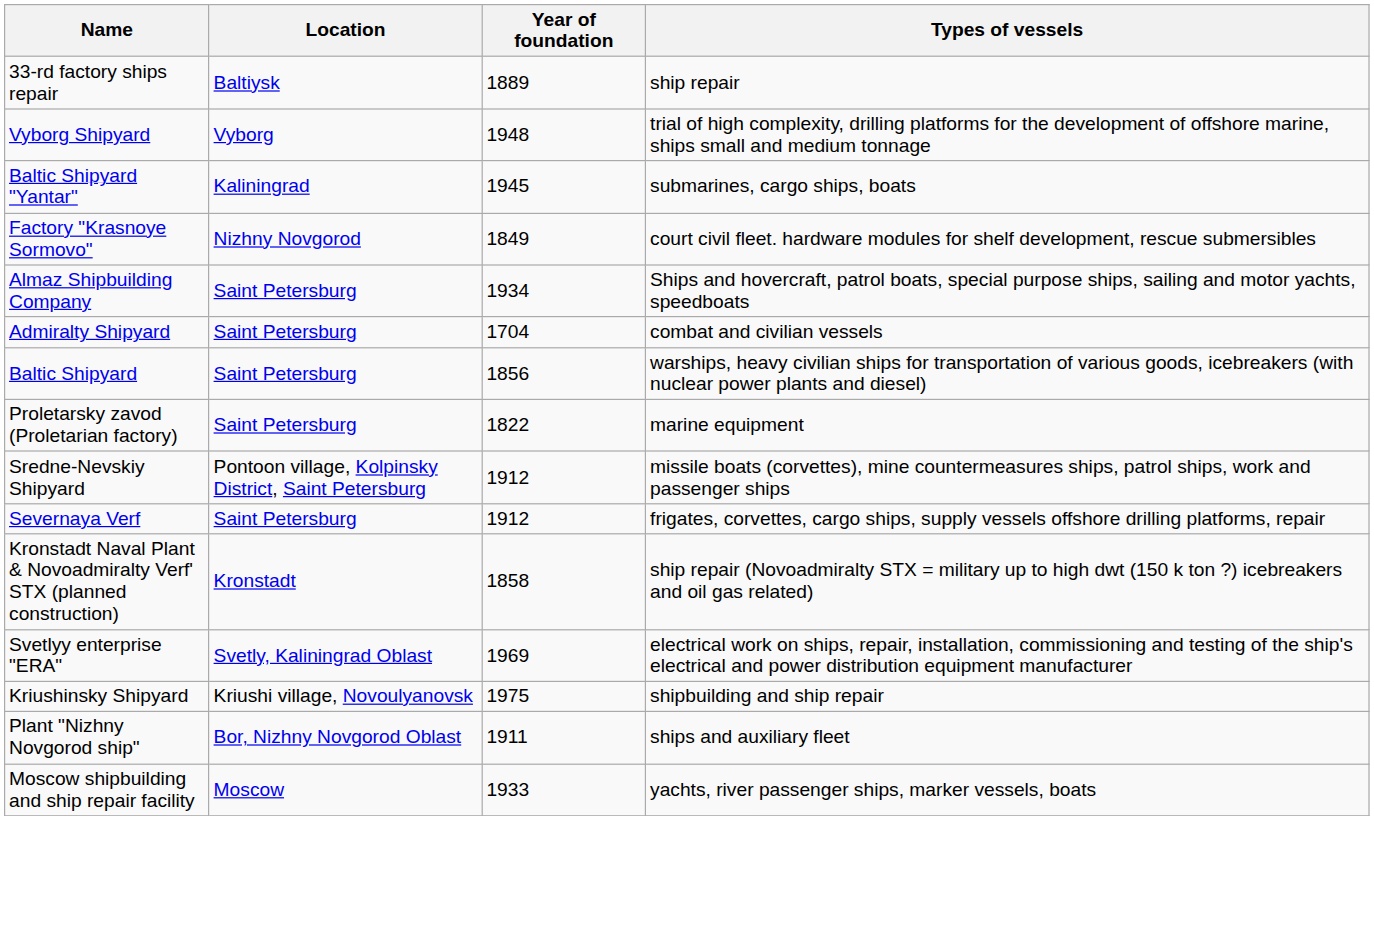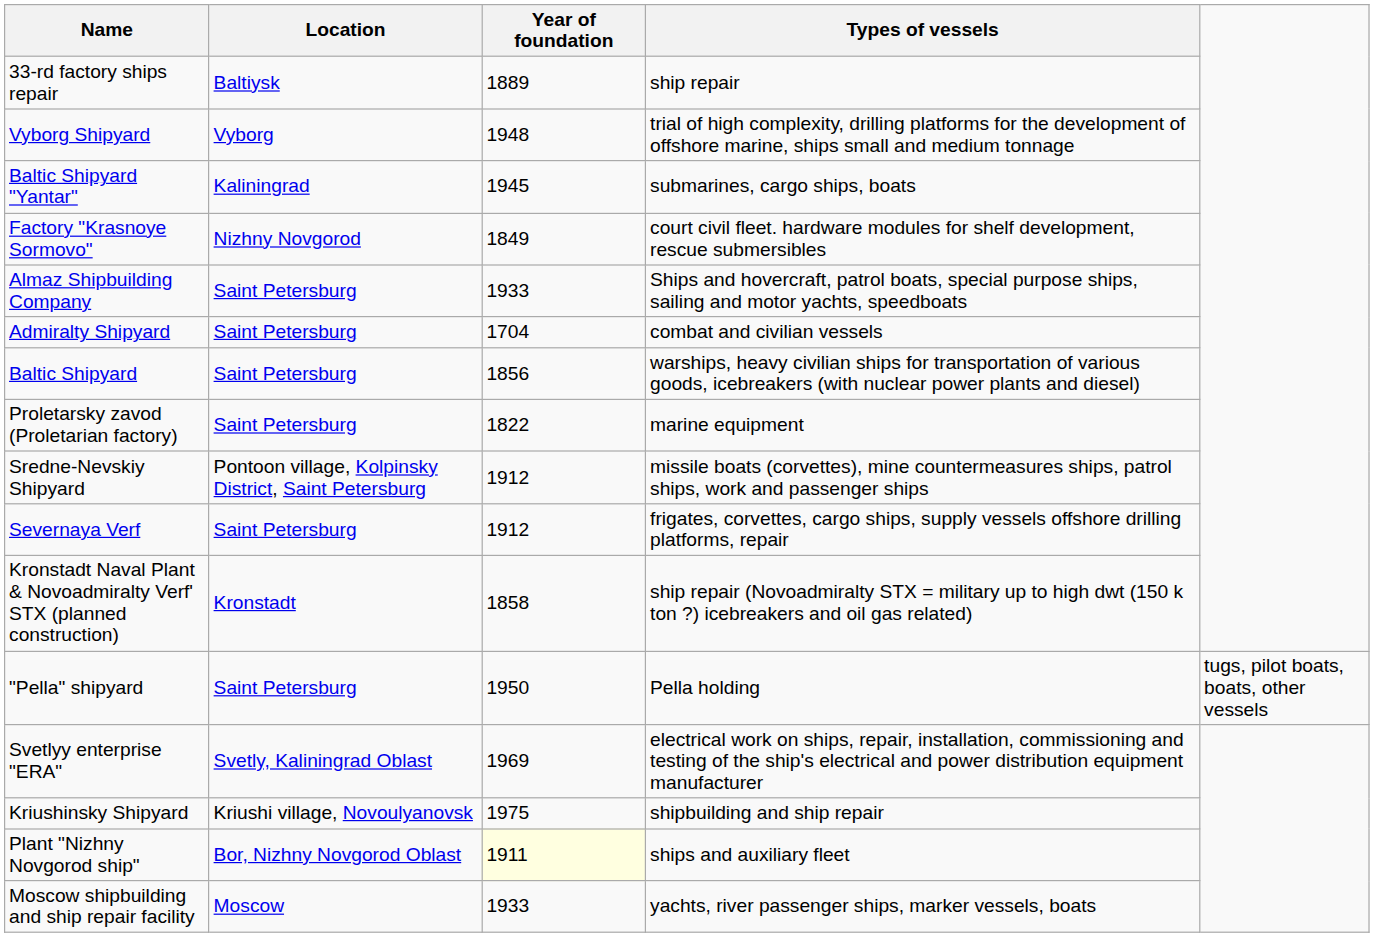(508, 290) 1934 -> (508, 290) 1933
+ row: (76, 687)
(507, 737) no background -> (507, 854) lightyellow background
